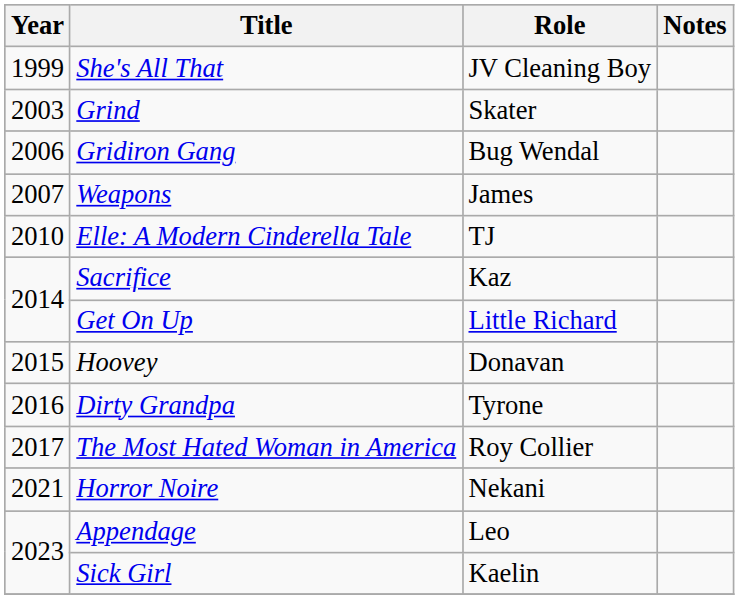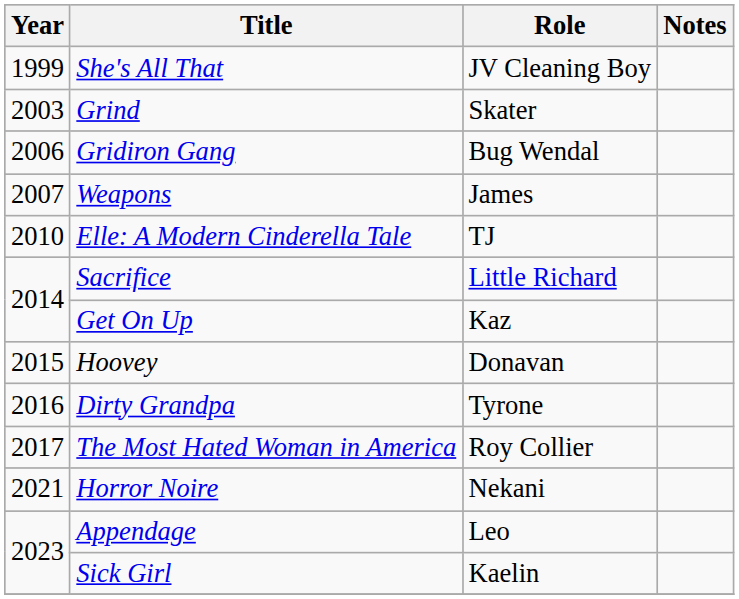(490, 278) Kaz -> (543, 278) Little Richard
(543, 320) Little Richard -> (490, 320) Kaz
